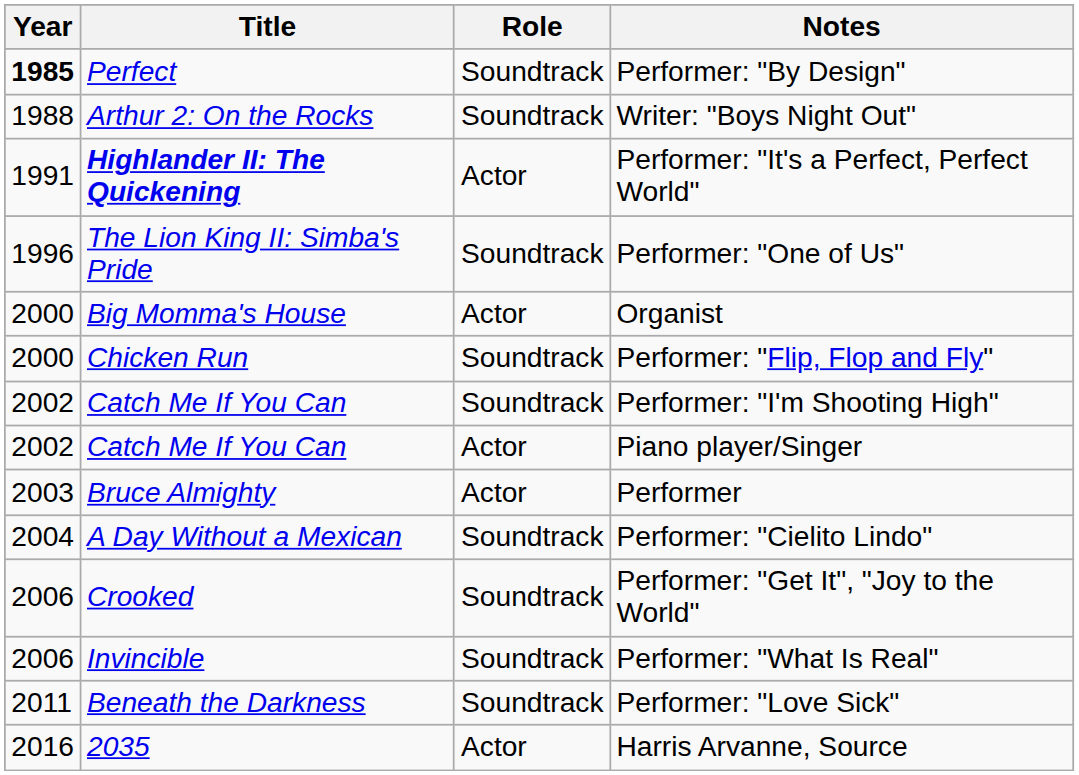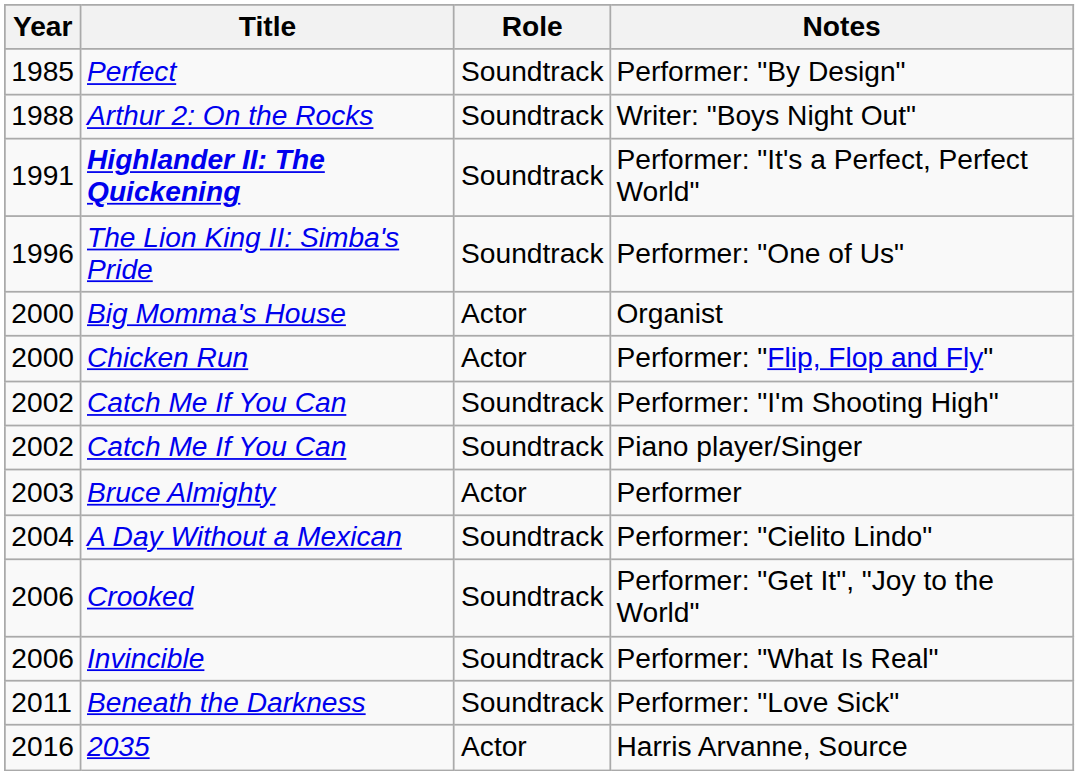(43, 71) bold -> (43, 71) normal
(494, 176) Actor -> (532, 176) Soundtrack
(532, 358) Soundtrack -> (494, 358) Actor
(494, 447) Actor -> (532, 447) Soundtrack
